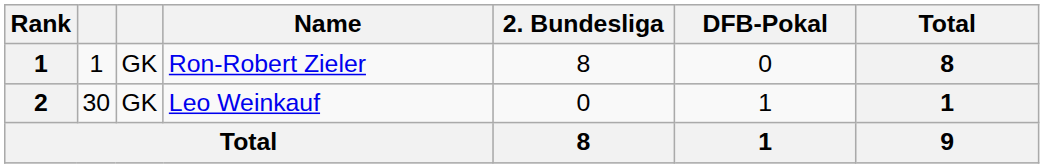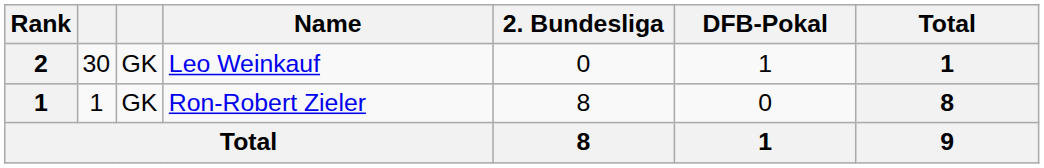rows swapped: (267, 63) <-> (244, 102)
